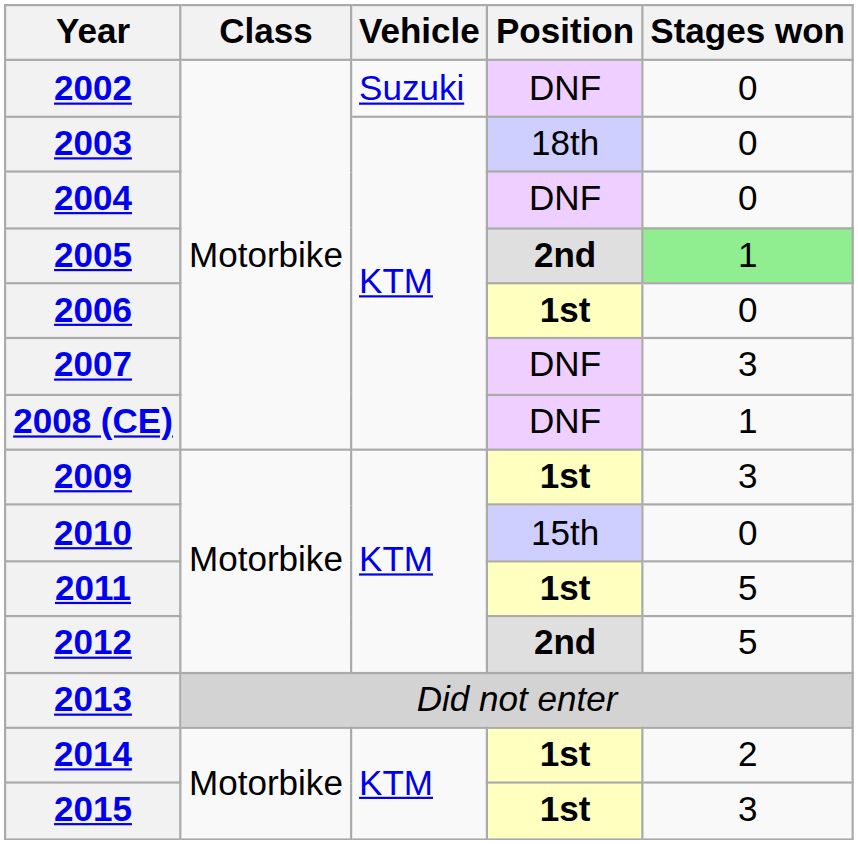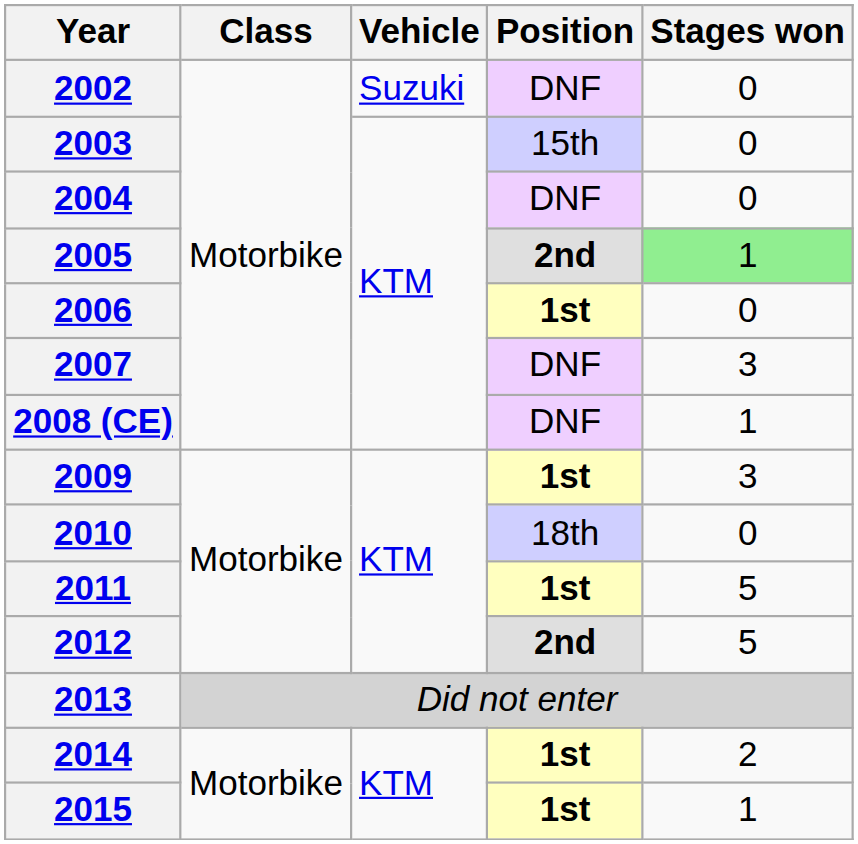(565, 143) 18th -> (565, 143) 15th
(565, 532) 15th -> (565, 532) 18th
(748, 810) 3 -> (748, 810) 1
